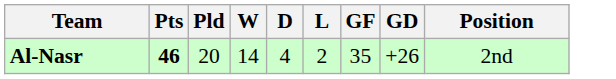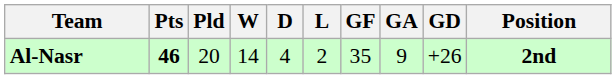+ column: (402, 21)
(497, 55) normal -> (539, 55) bold
